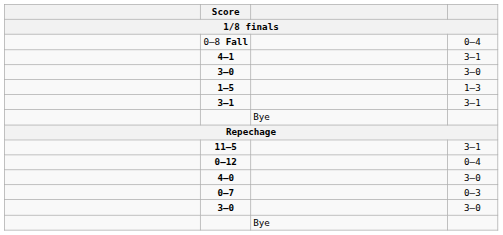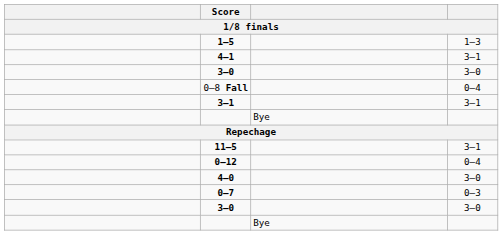rows swapped: (226, 42) <-> (226, 87)
